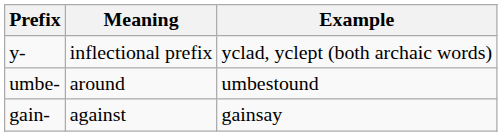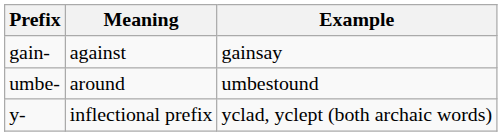rows swapped: (30, 114) <-> (17, 51)
